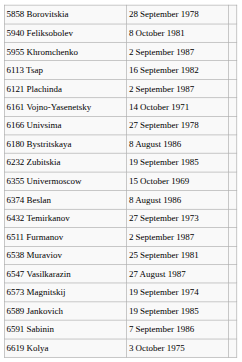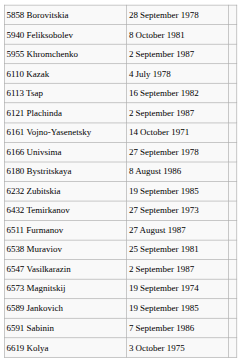+ row: (28, 73)
- row: (44, 181)
- row: (29, 199)
(162, 237) 2 September 1987 -> (157, 230) 27 August 1987
(157, 274) 27 August 1987 -> (162, 269) 2 September 1987
